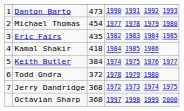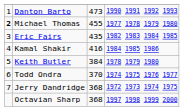(9, 23) normal -> (9, 23) bold
(96, 23) 454 -> (96, 23) 455
(96, 49) 418 -> (96, 49) 416
(142, 62) 1974 1975 1976 1977 -> (133, 62) 1978 1979 1980
(96, 74) 372 -> (96, 74) 370
(133, 74) 1978 1979 1980 -> (142, 74) 1974 1975 1976 1977
